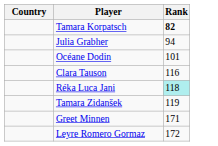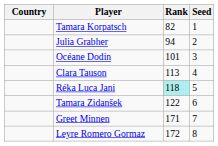+ column: (202, 12)
(170, 27) bold -> (170, 27) normal
(172, 73) 116 -> (172, 73) 113
(172, 103) 119 -> (173, 103) 122
